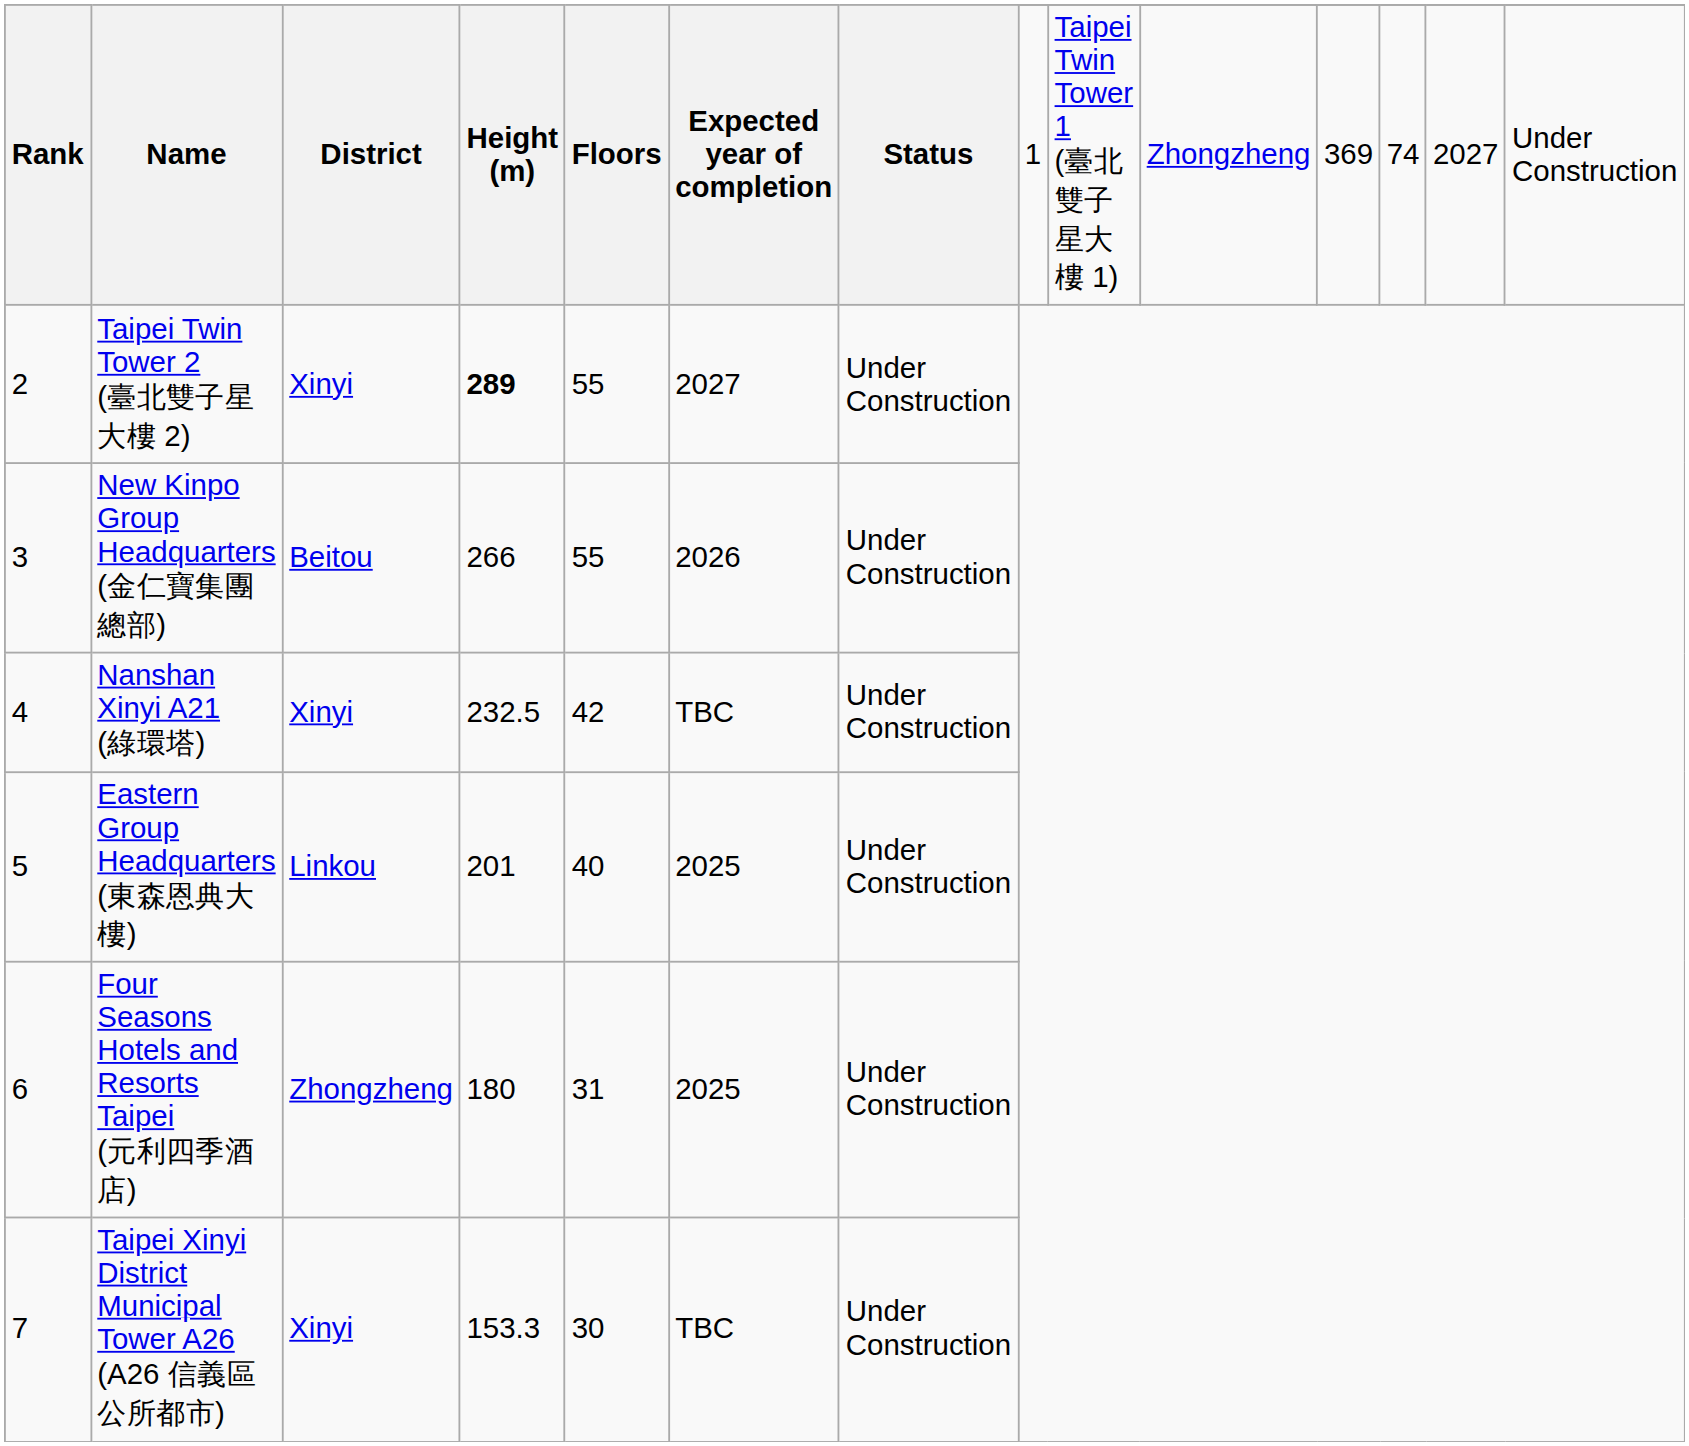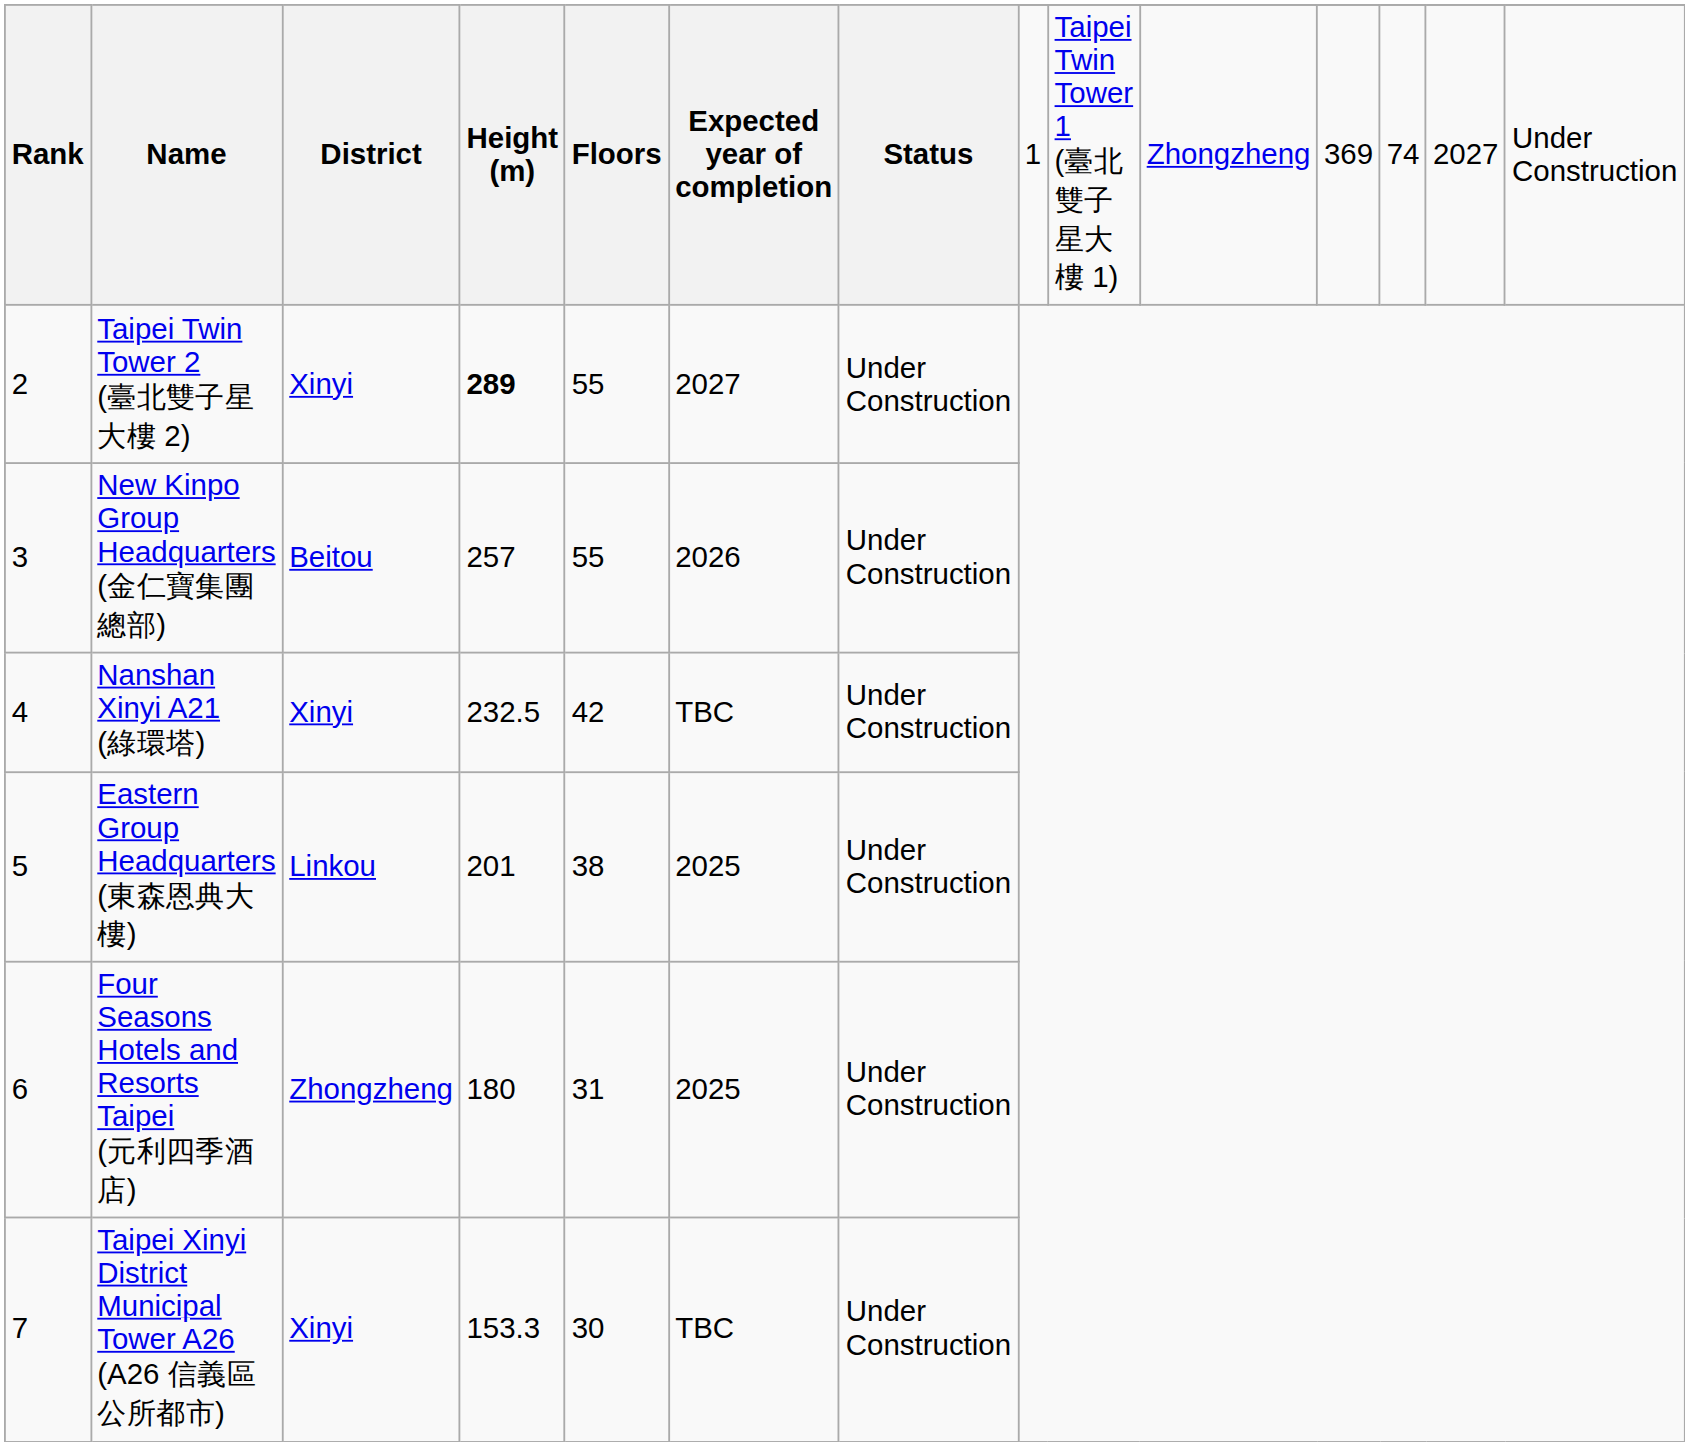(491, 557) 266 -> (491, 557) 257
(588, 865) 40 -> (588, 865) 38
